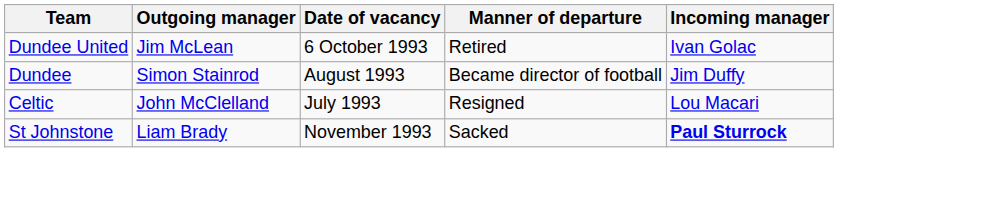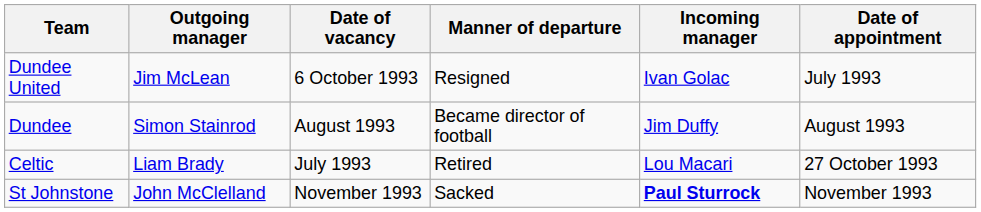+ column: (888, 28)
(478, 47) Retired -> (472, 77) Resigned
(203, 103) John McClelland -> (178, 164) Liam Brady
(487, 103) Resigned -> (463, 164) Retired
(182, 132) Liam Brady -> (199, 192) John McClelland
